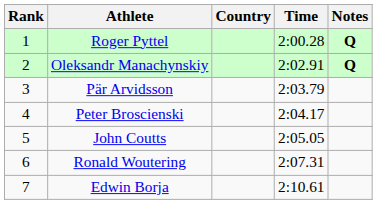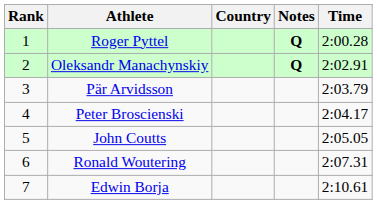columns swapped: (301, 16) <-> (350, 16)
